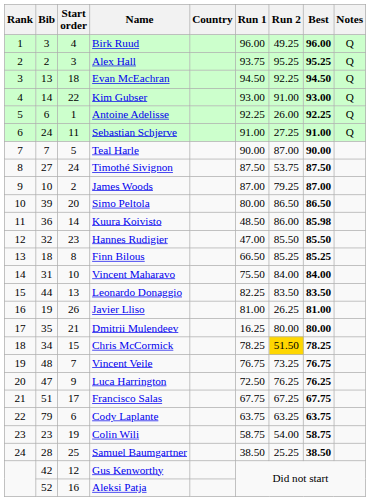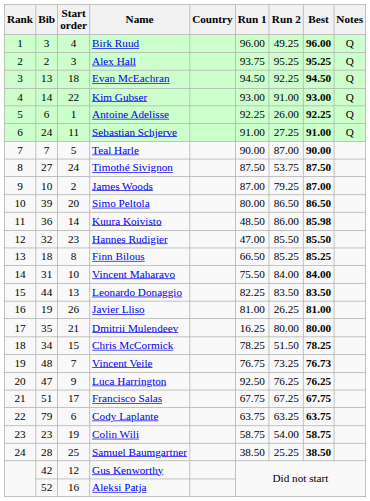(286, 345) gold background -> (286, 345) no background
(319, 363) 76.75 -> (319, 363) 76.73
(252, 381) 72.50 -> (252, 381) 92.50
